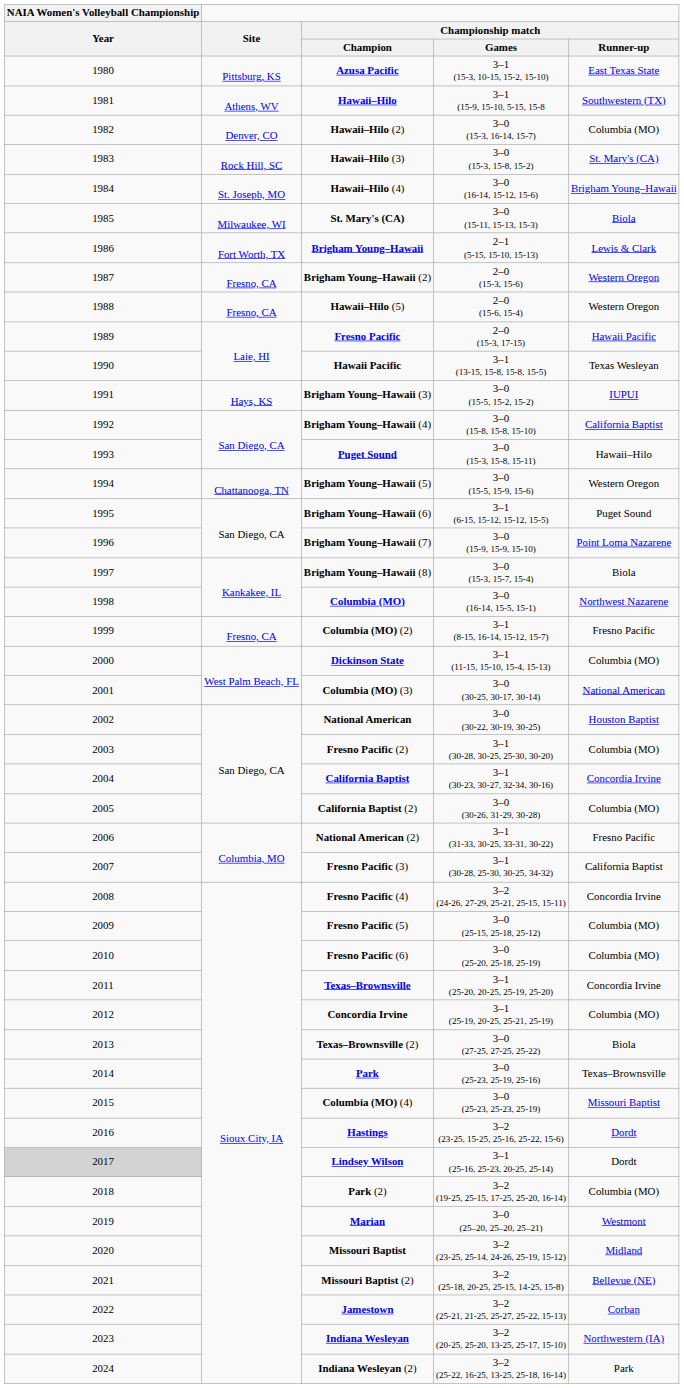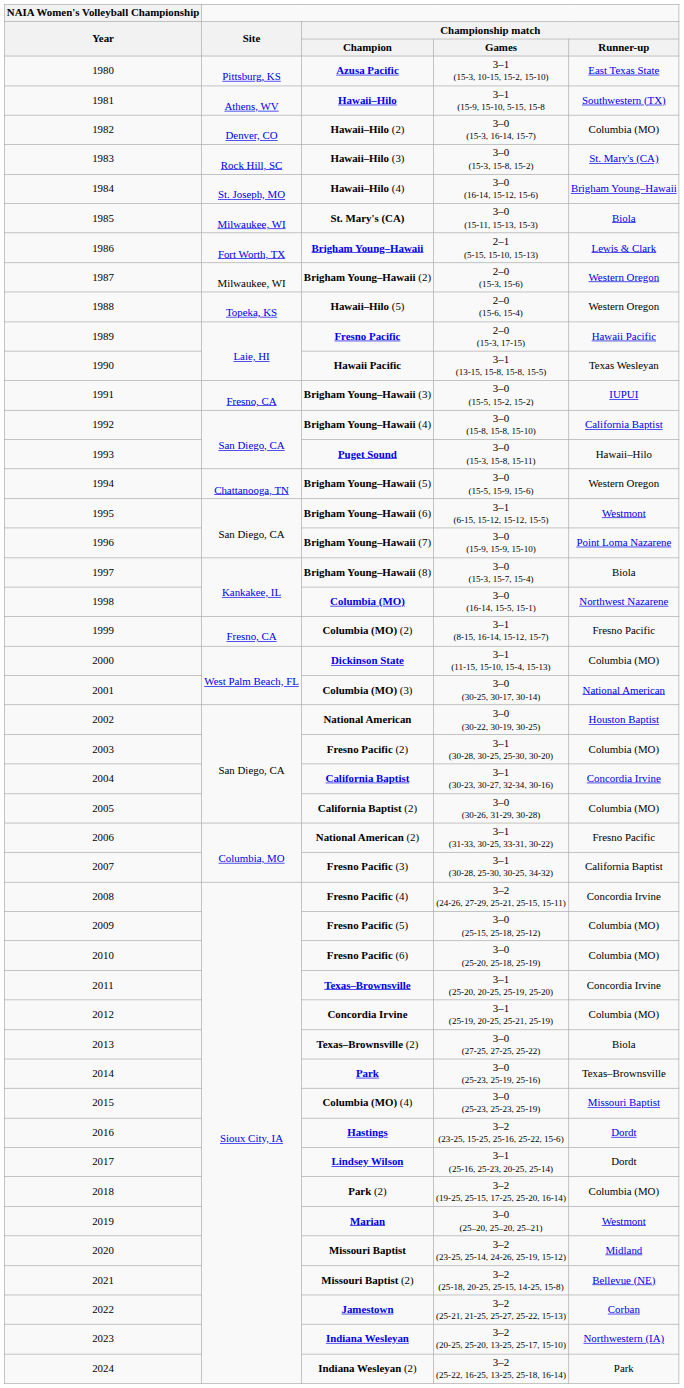(252, 283) Fresno, CA -> (252, 283) Milwaukee, WI
(252, 313) Fresno, CA -> (252, 313) Topeka, KS
(252, 401) Hays, KS -> (252, 401) Fresno, CA
(624, 513) Puget Sound -> (624, 513) Westmont
(103, 1162) lightgrey background -> (103, 1162) no background
